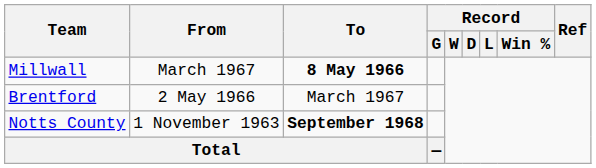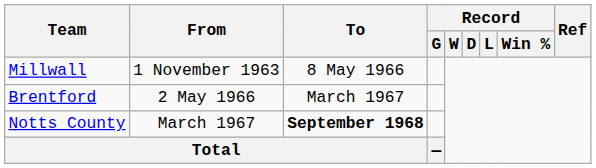(206, 71) March 1967 -> (206, 71) 1 November 1963
(356, 71) bold -> (356, 71) normal
(206, 124) 1 November 1963 -> (206, 124) March 1967
